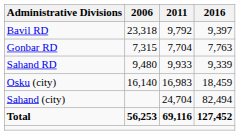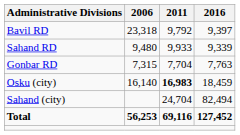rows swapped: (32, 47) <-> (32, 64)
(177, 82) normal -> (177, 82) bold
